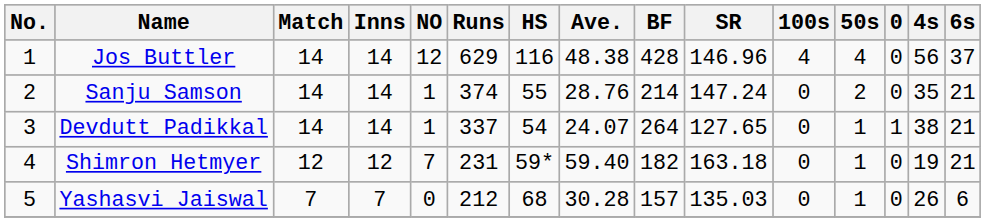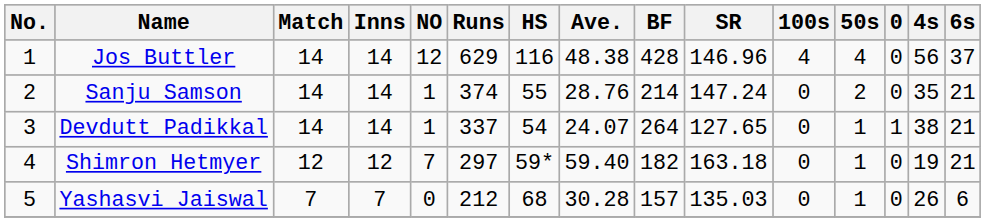(479, 164) 231 -> (479, 164) 297
